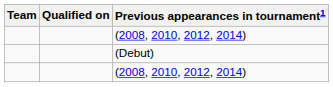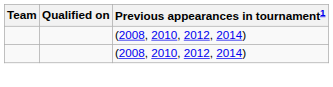- row: (22, 54)
